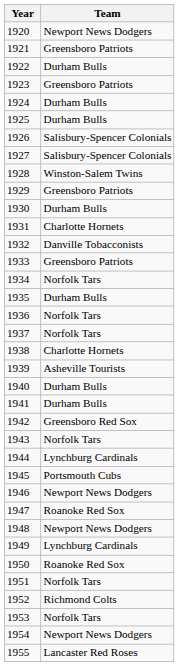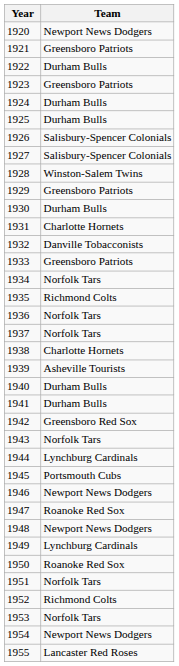(75, 297) Durham Bulls -> (80, 297) Richmond Colts
